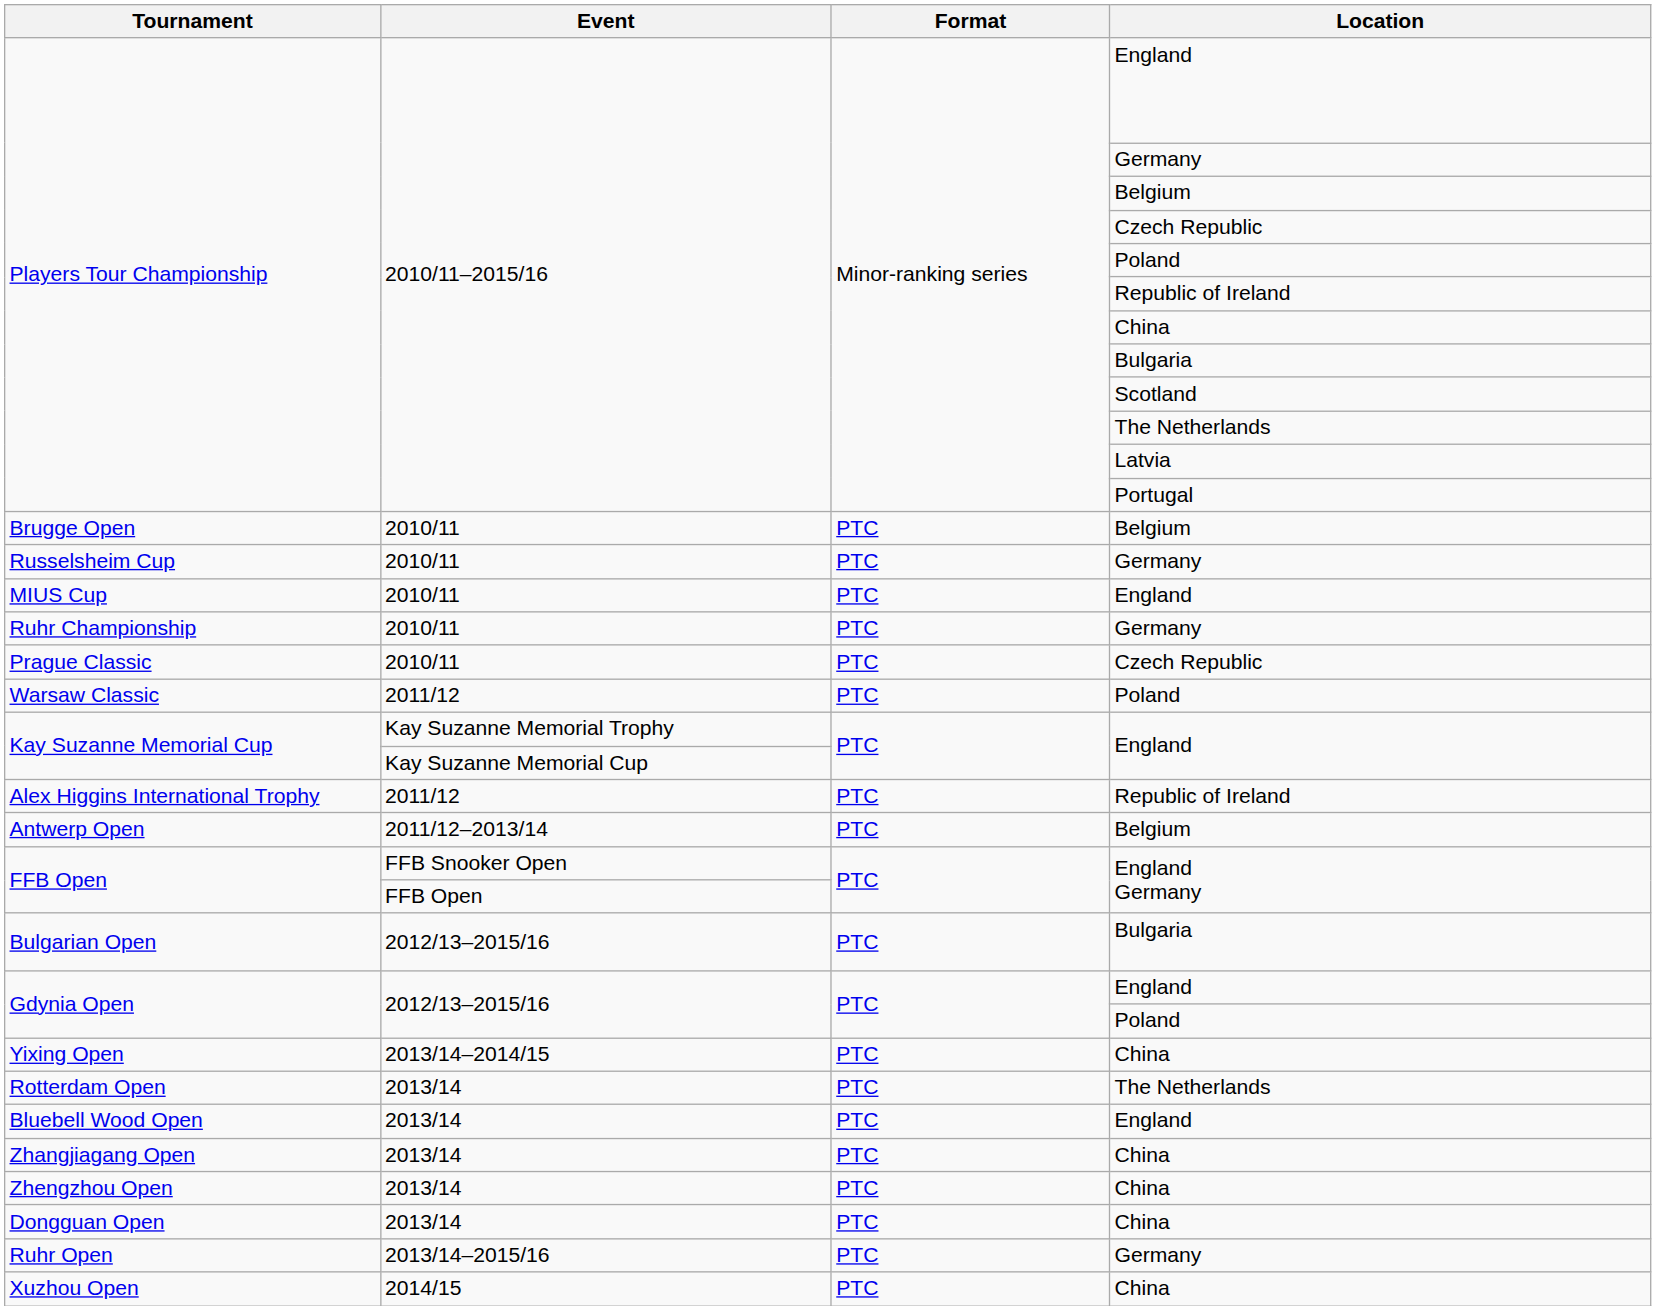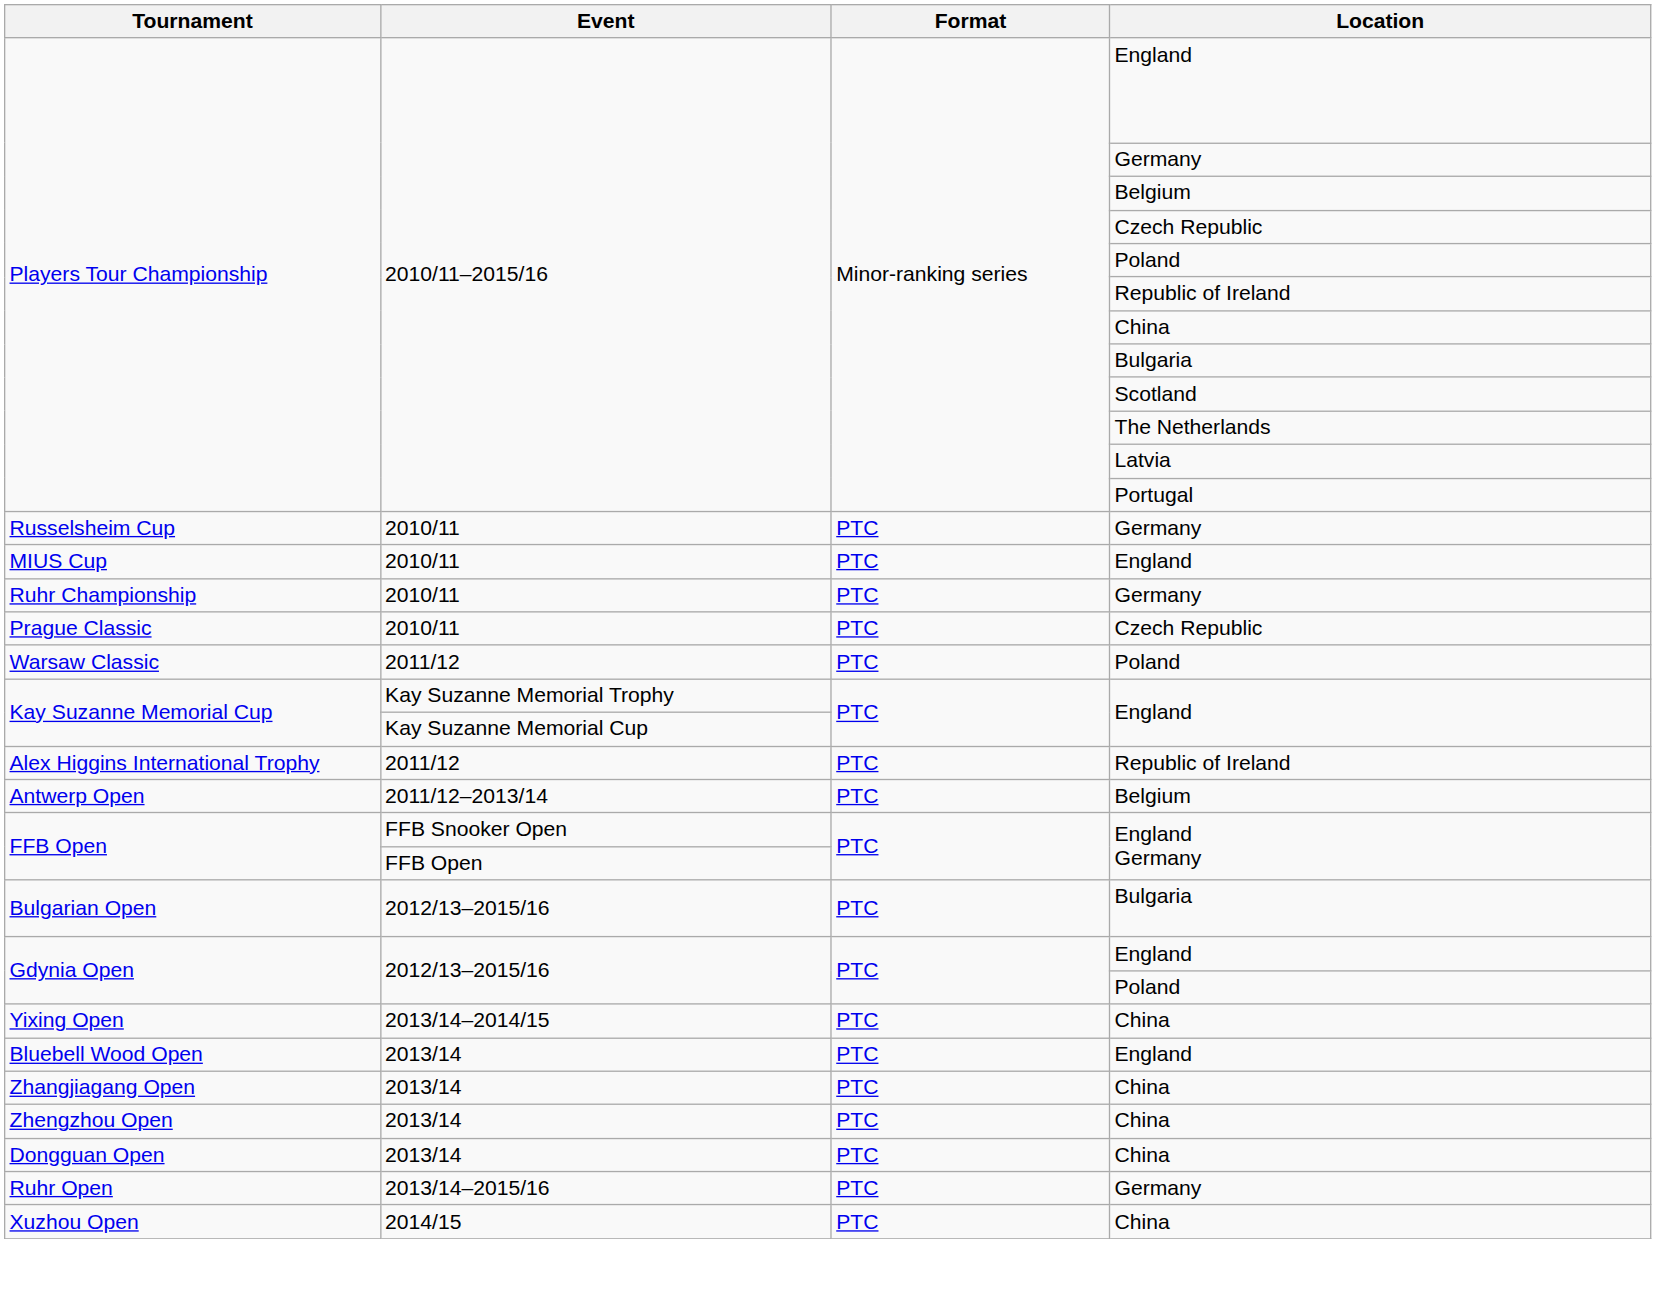- row: (72, 527)
- row: (88, 1087)
